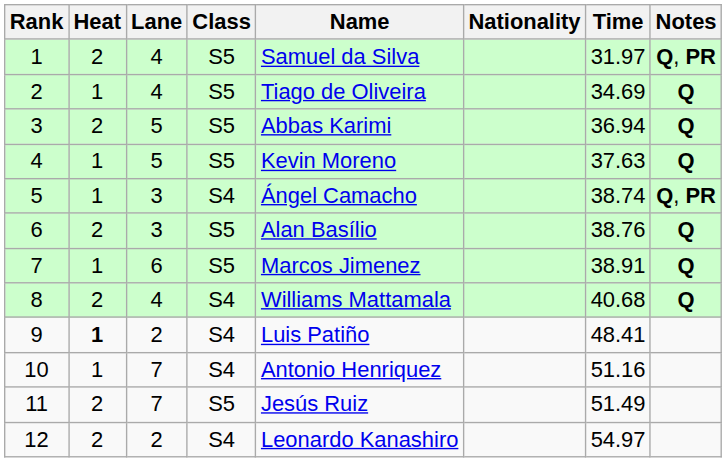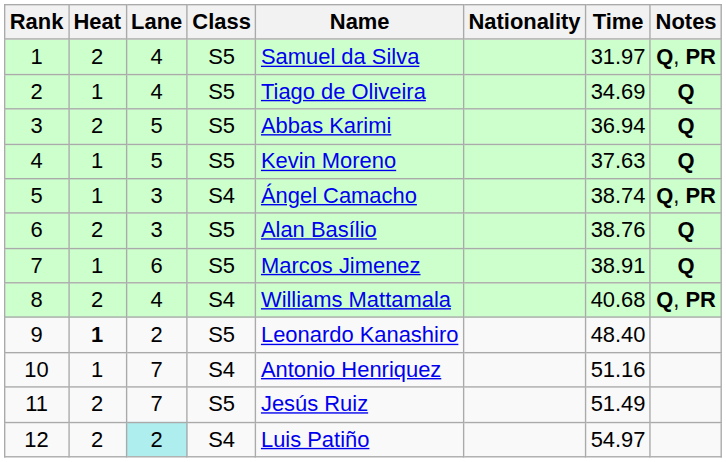(686, 299) Q -> (686, 299) Q, PR
(222, 334) S4 -> (222, 334) S5
(315, 334) Luis Patiño -> (360, 334) Leonardo Kanashiro
(618, 334) 48.41 -> (618, 334) 48.40
(157, 439) no background -> (157, 439) paleturquoise background
(360, 439) Leonardo Kanashiro -> (315, 439) Luis Patiño
